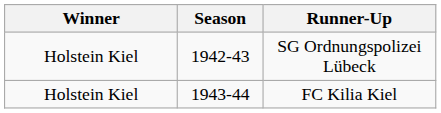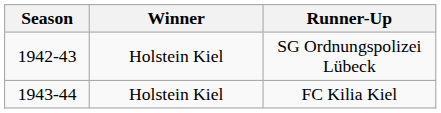columns swapped: (220, 18) <-> (91, 18)
